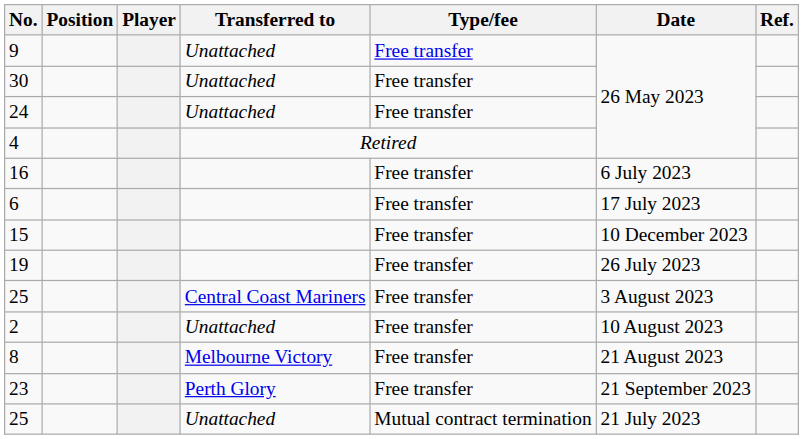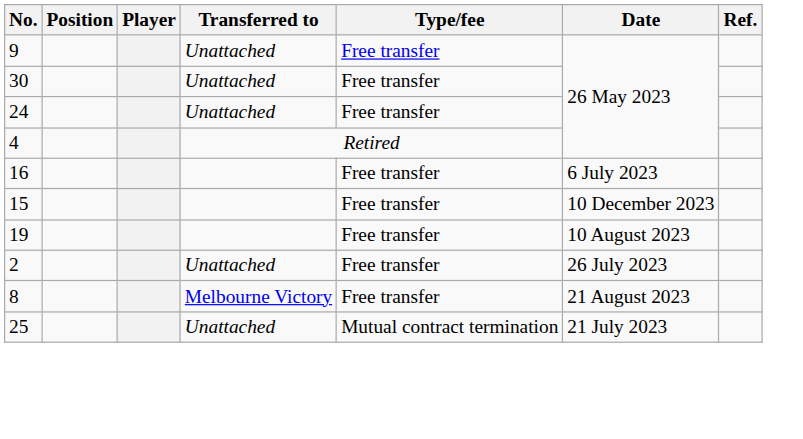- row: (14, 204)
(651, 265) 26 July 2023 -> (629, 234) 10 August 2023
- row: (19, 296)
(662, 326) 10 August 2023 -> (617, 265) 26 July 2023
- row: (19, 388)
